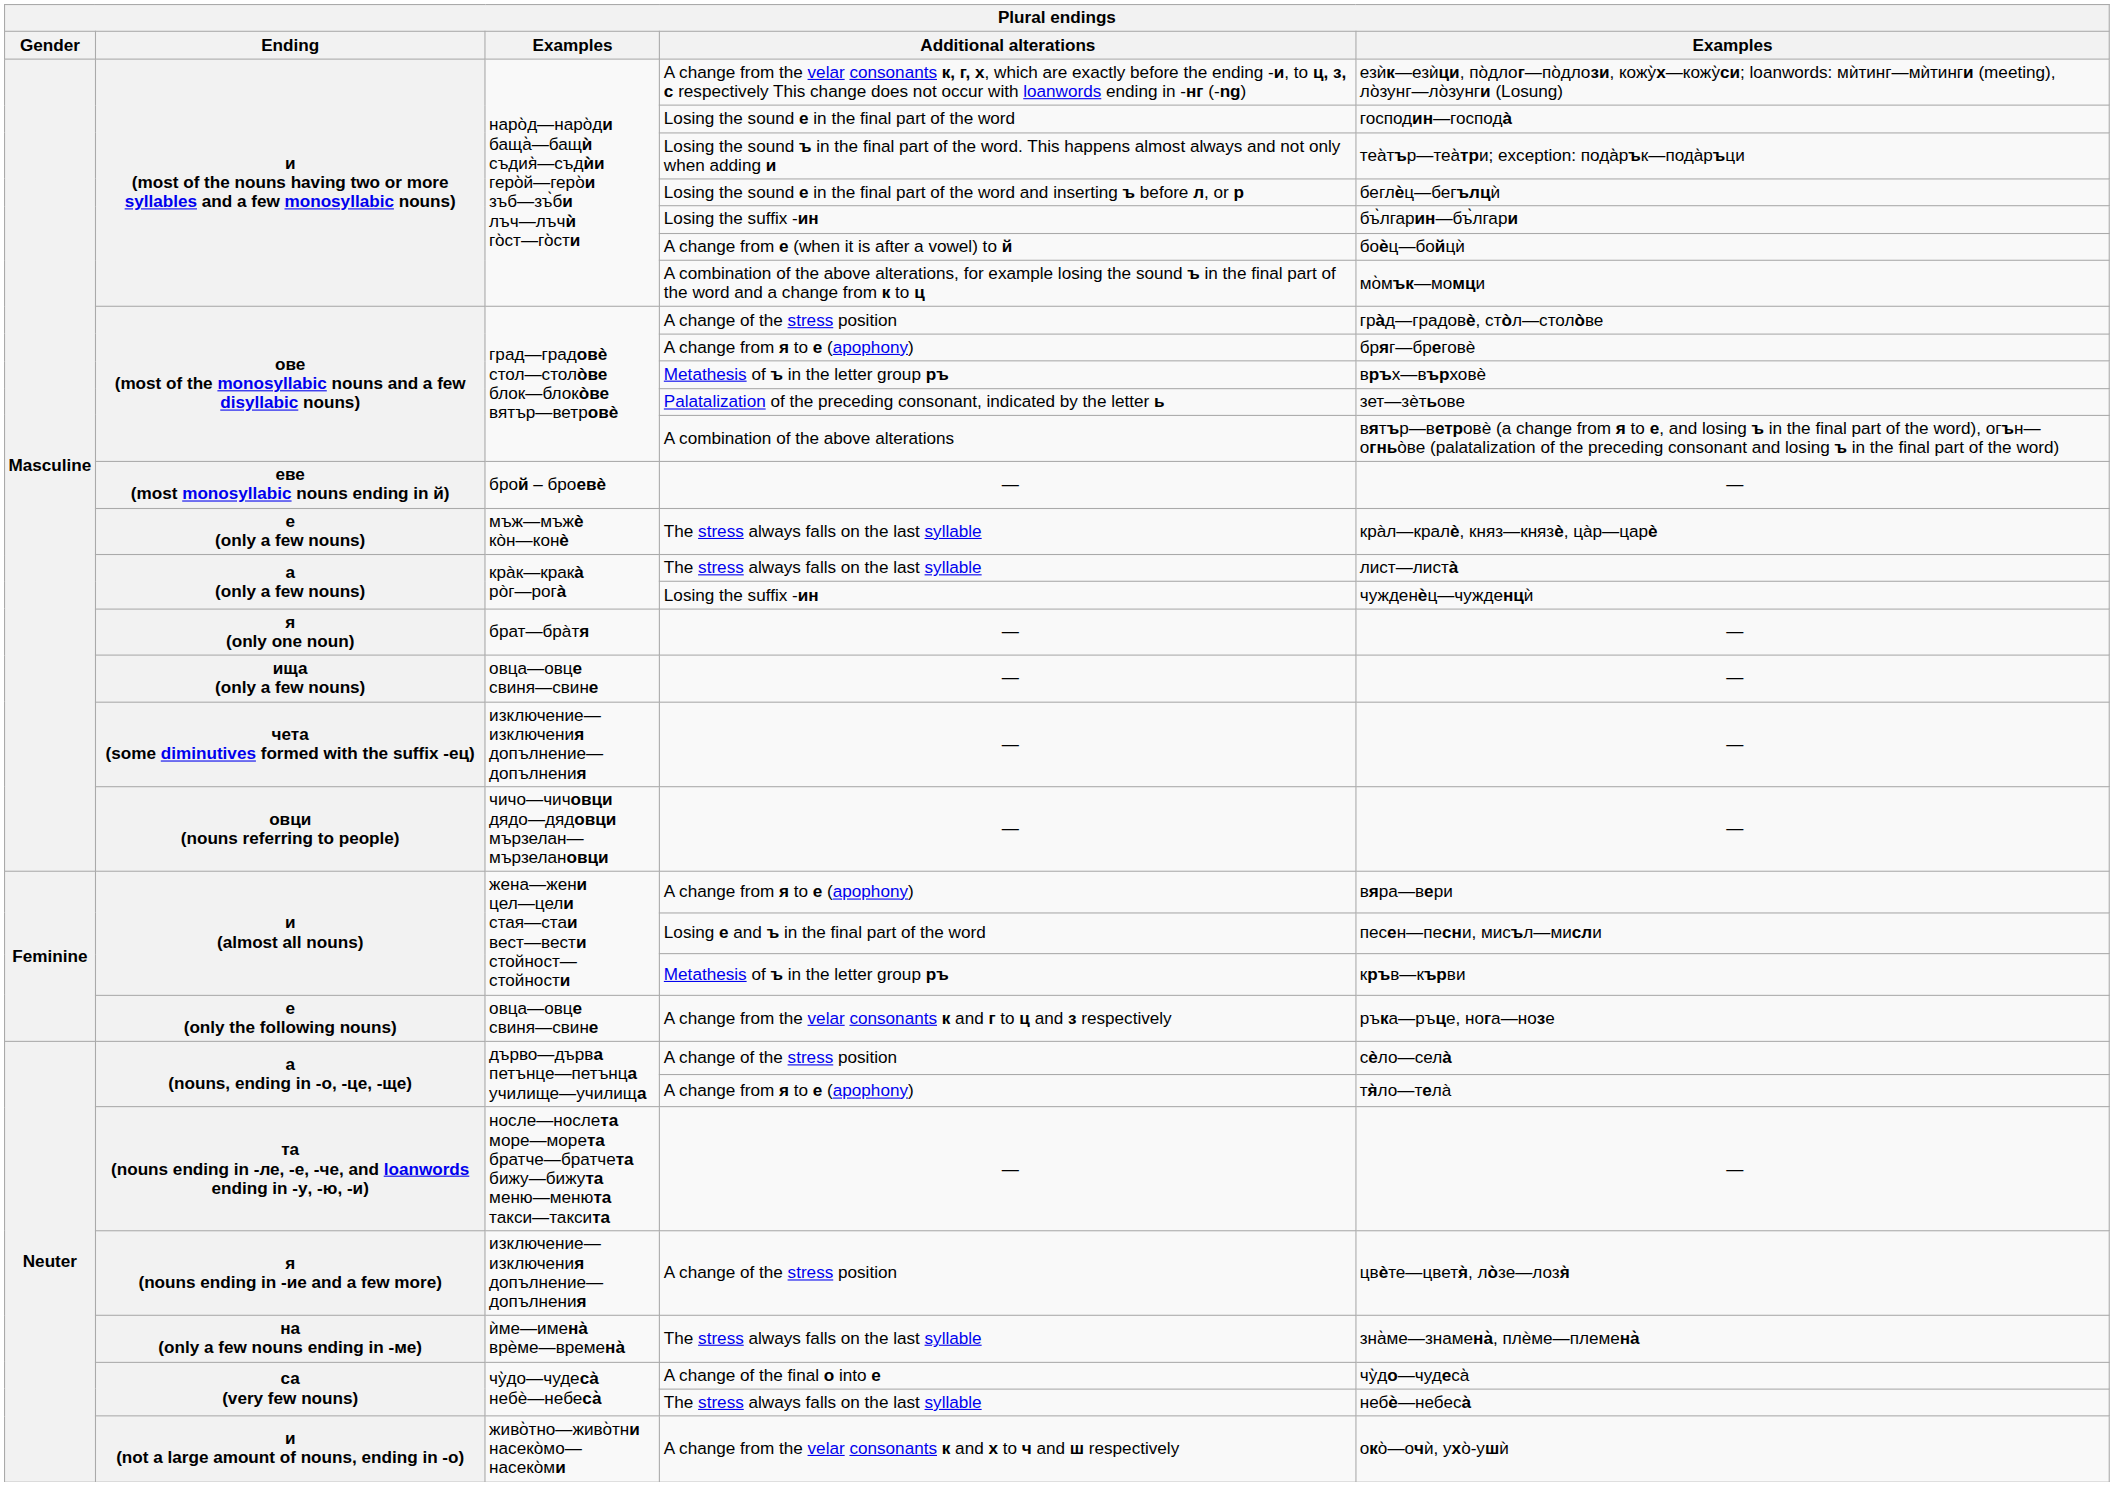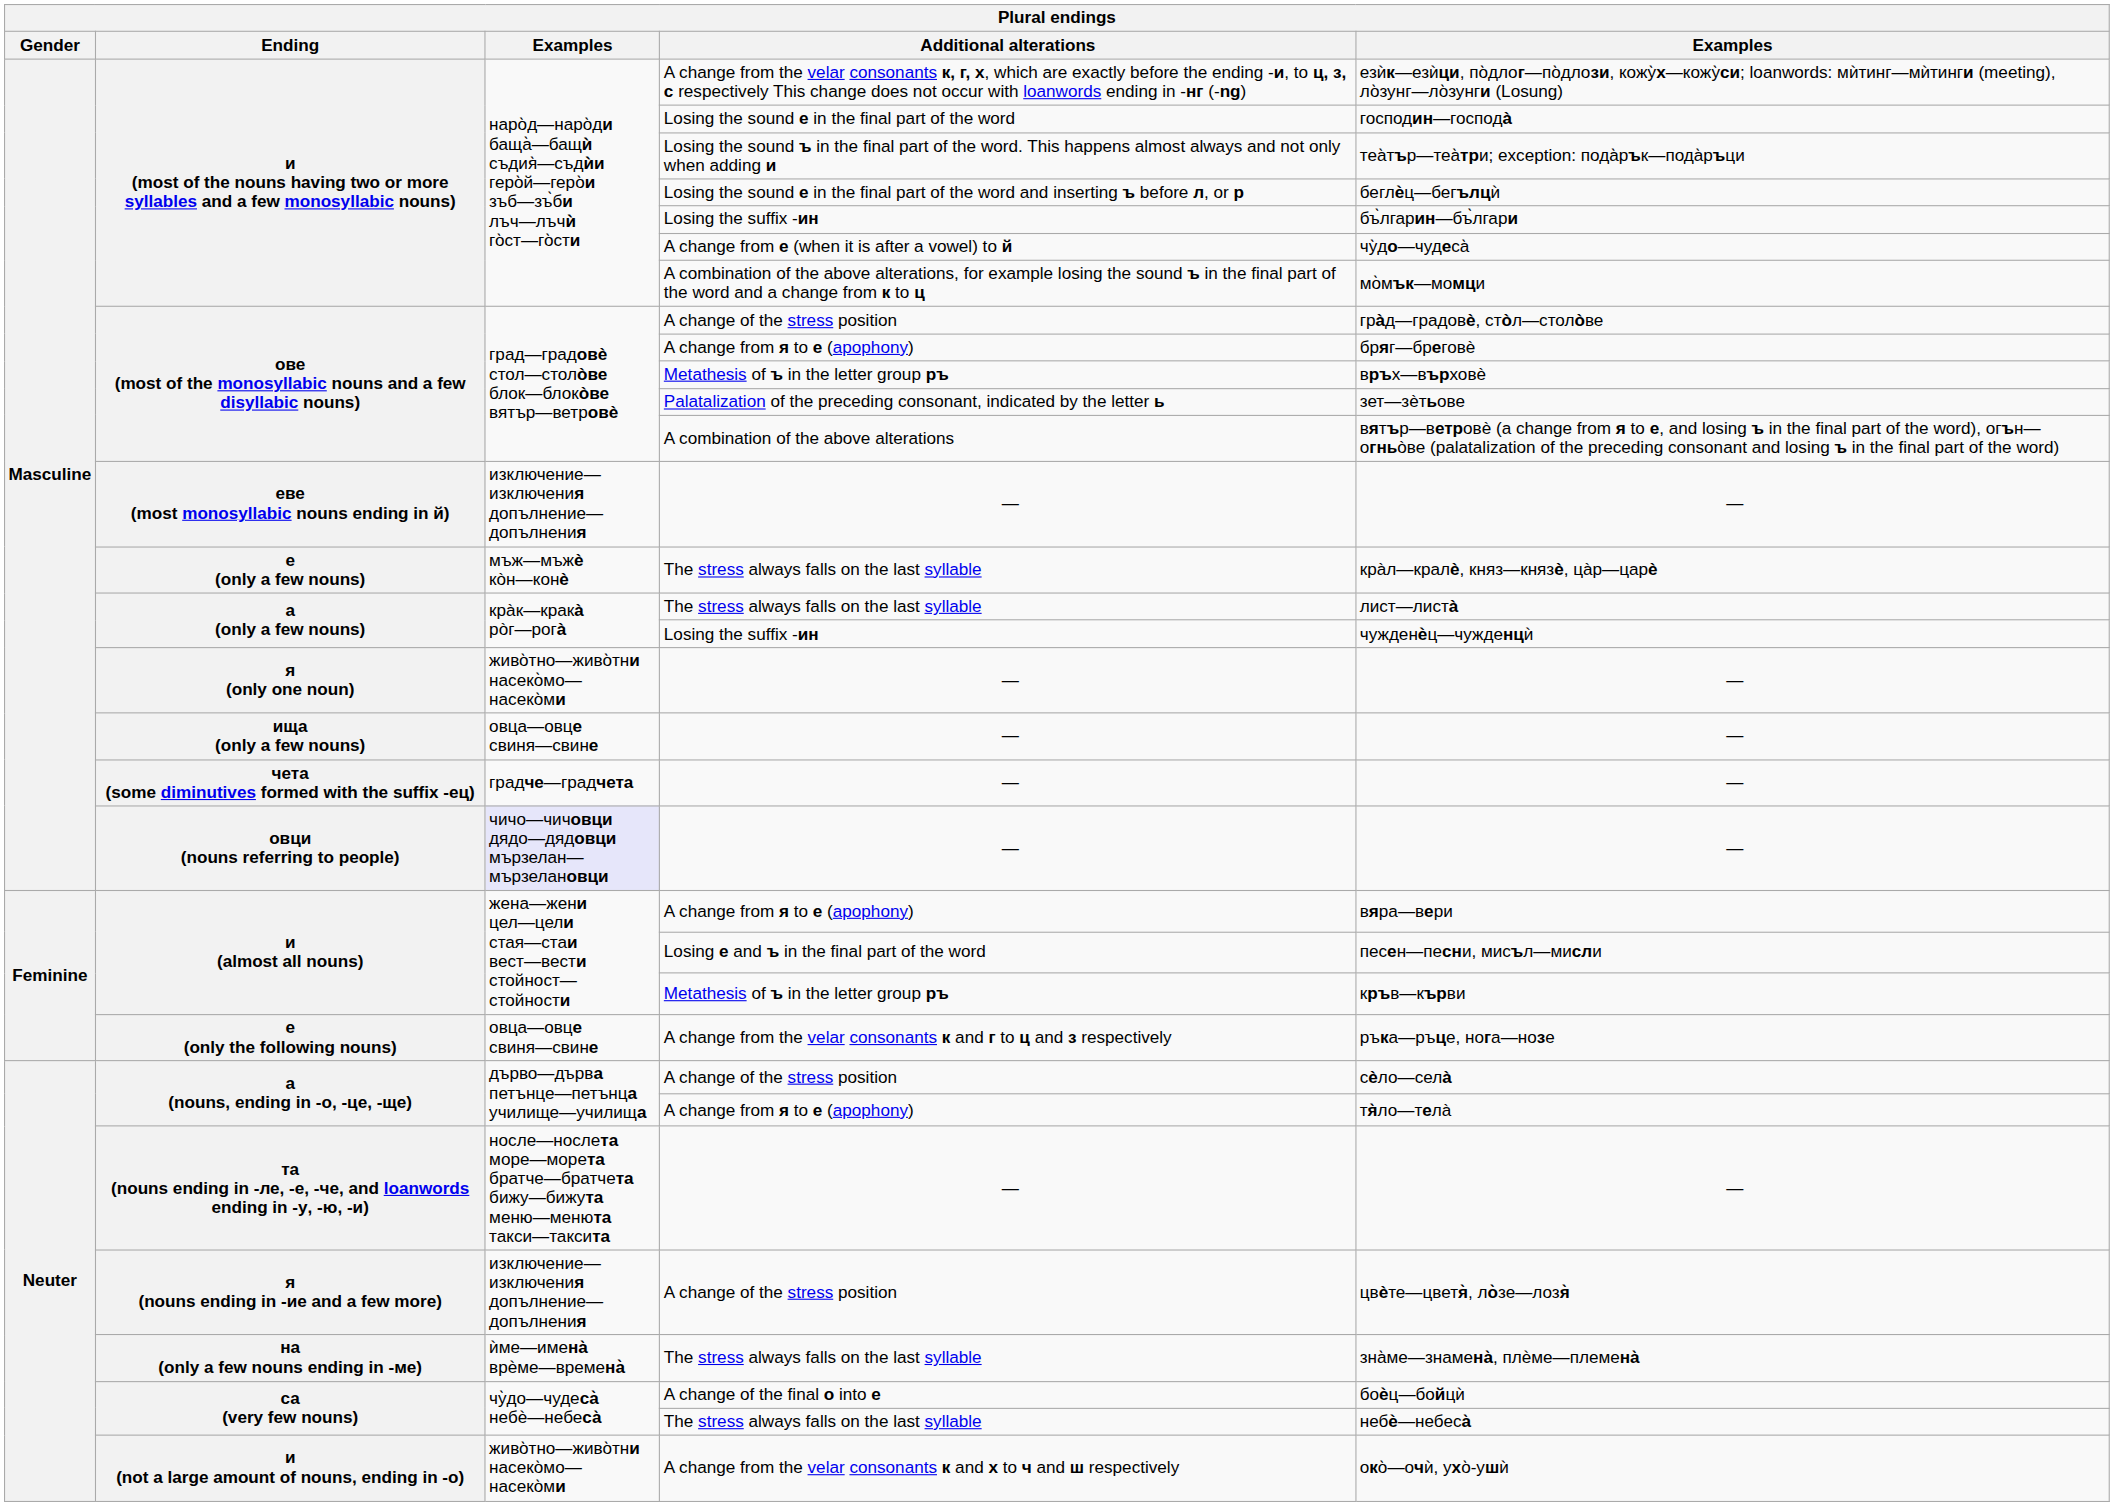(1412, 246) боѐц—бойцѝ -> (1415, 246) чу̀до—чудеса̀
(548, 484) брой – броевè -> (546, 504) изключение—изключения допълнение—допълнения
(539, 631) брат—брàтя -> (564, 680) живо̀тно—живо̀тни насеко̀мо—насеко̀ми
(546, 744) изключение—изключения допълнение—допълнения -> (561, 782) градче—градчета
(553, 829) no background -> (553, 848) lavender background
(1415, 1375) чу̀до—чудеса̀ -> (1412, 1394) боѐц—бойцѝ
